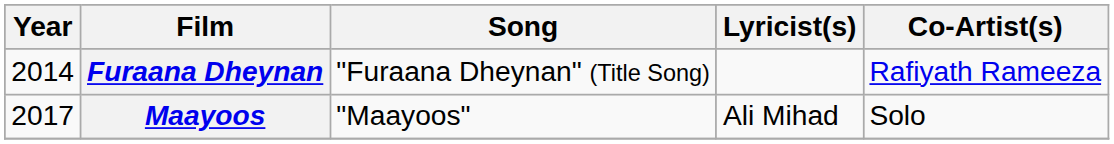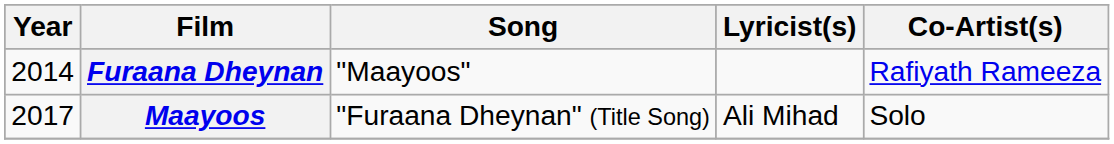(523, 71) "Furaana Dheynan" (Title Song) -> (403, 71) "Maayoos"
(403, 116) "Maayoos" -> (523, 116) "Furaana Dheynan" (Title Song)
